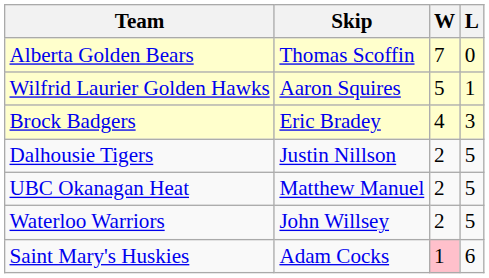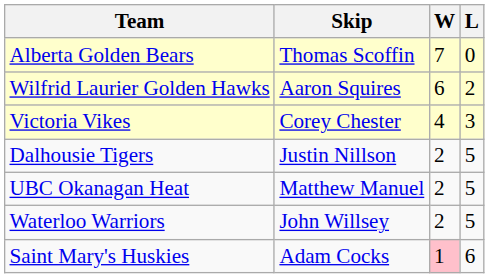(439, 88) 5 -> (439, 88) 6
(470, 88) 1 -> (470, 88) 2
+ row: (70, 121)
- row: (73, 121)
